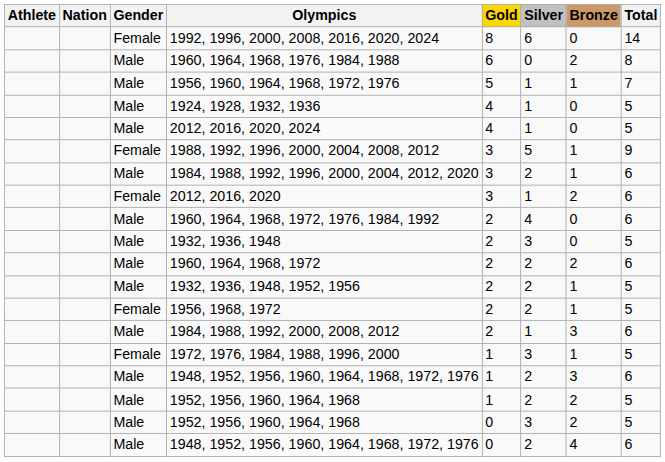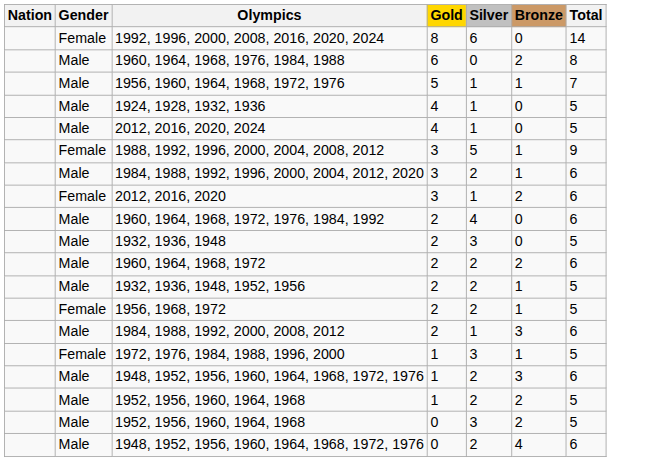- column: (32, 15)
